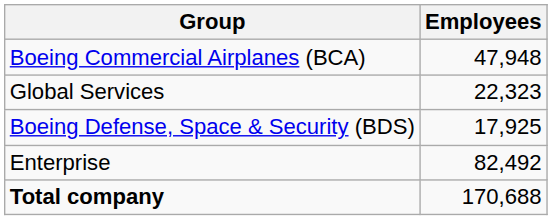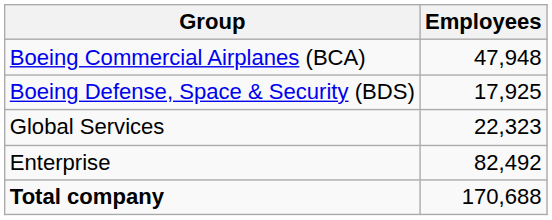rows swapped: (212, 127) <-> (87, 92)
